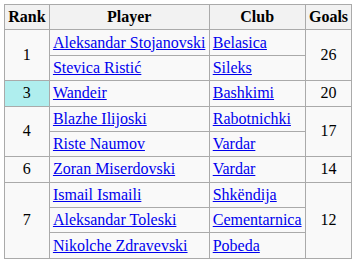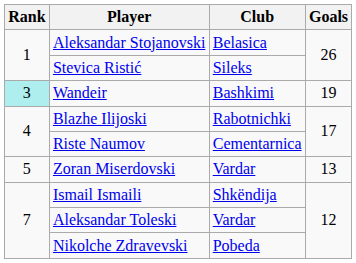(328, 93) 20 -> (328, 93) 19
(234, 144) Vardar -> (257, 144) Cementarnica
(27, 169) 6 -> (27, 169) 5
(328, 169) 14 -> (328, 169) 13
(257, 220) Cementarnica -> (234, 220) Vardar
